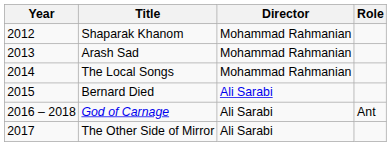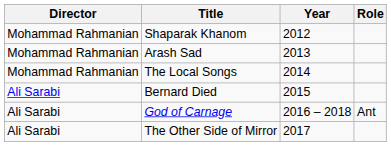columns swapped: (41, 14) <-> (286, 14)
